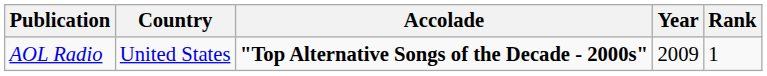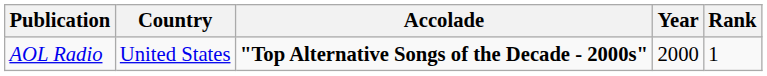(678, 53) 2009 -> (678, 53) 2000
